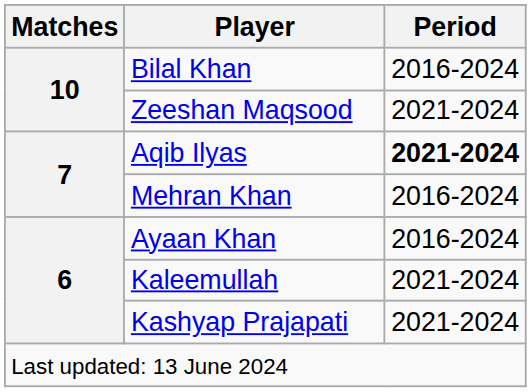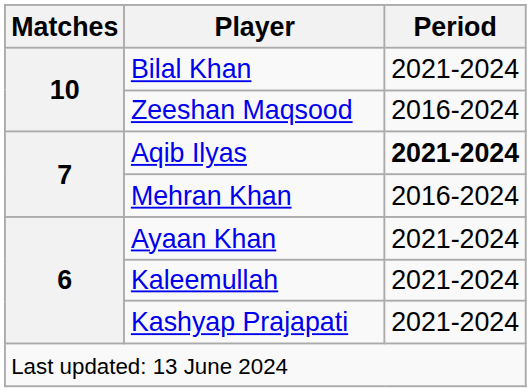(455, 69) 2016-2024 -> (455, 69) 2021-2024
(455, 111) 2021-2024 -> (455, 111) 2016-2024
(455, 238) 2016-2024 -> (455, 238) 2021-2024
